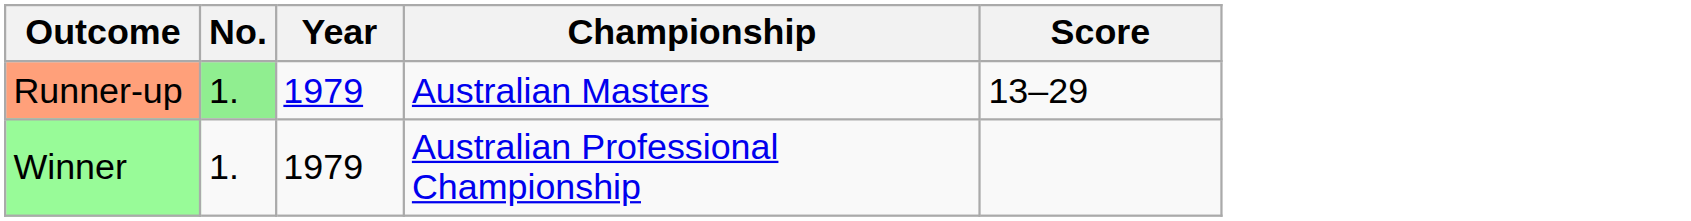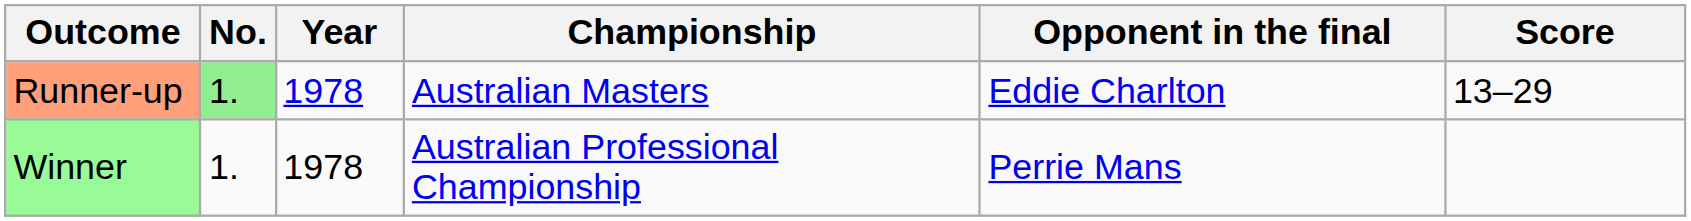+ column: (1212, 32)
(323, 89) 1979 -> (323, 89) 1978
(323, 166) 1979 -> (323, 166) 1978
